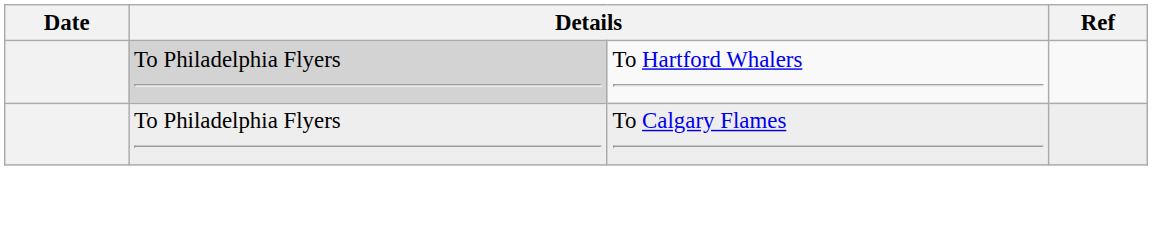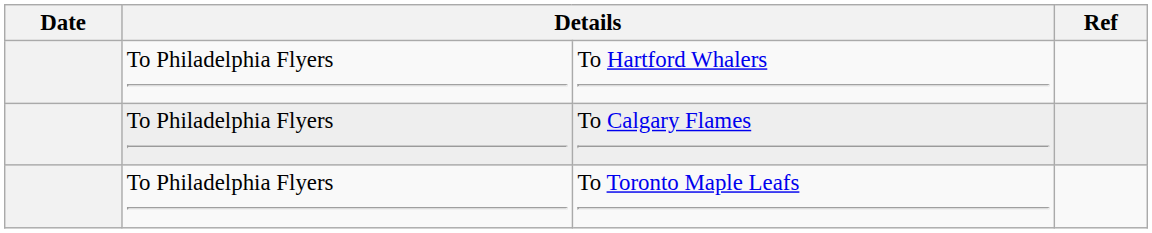(368, 66) lightgrey background -> (347, 66) no background
+ row: (813, 190)
